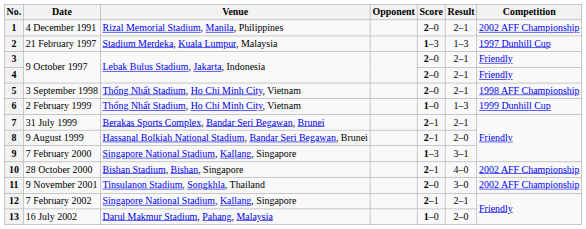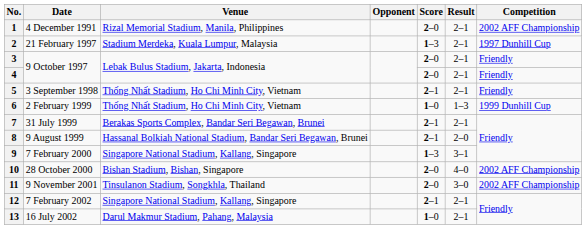(461, 43) 1–3 -> (461, 43) 2–1
(431, 91) 2–0 -> (431, 91) 2–1
(529, 91) 1998 AFF Championship -> (496, 91) Friendly
(431, 169) 2–1 -> (431, 169) 2–0
(461, 216) 2–0 -> (461, 216) 2–1
